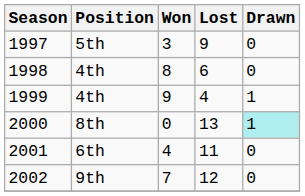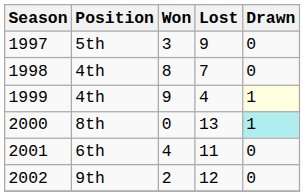(204, 71) 6 -> (204, 71) 7
(251, 98) no background -> (251, 98) lightyellow background
(167, 178) 7 -> (167, 178) 2
